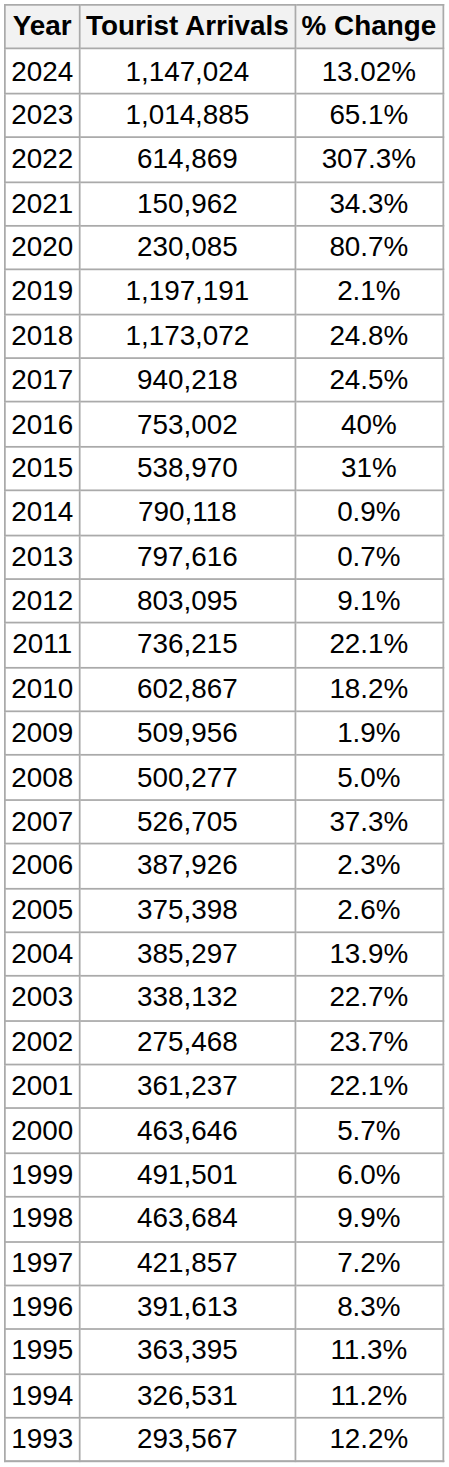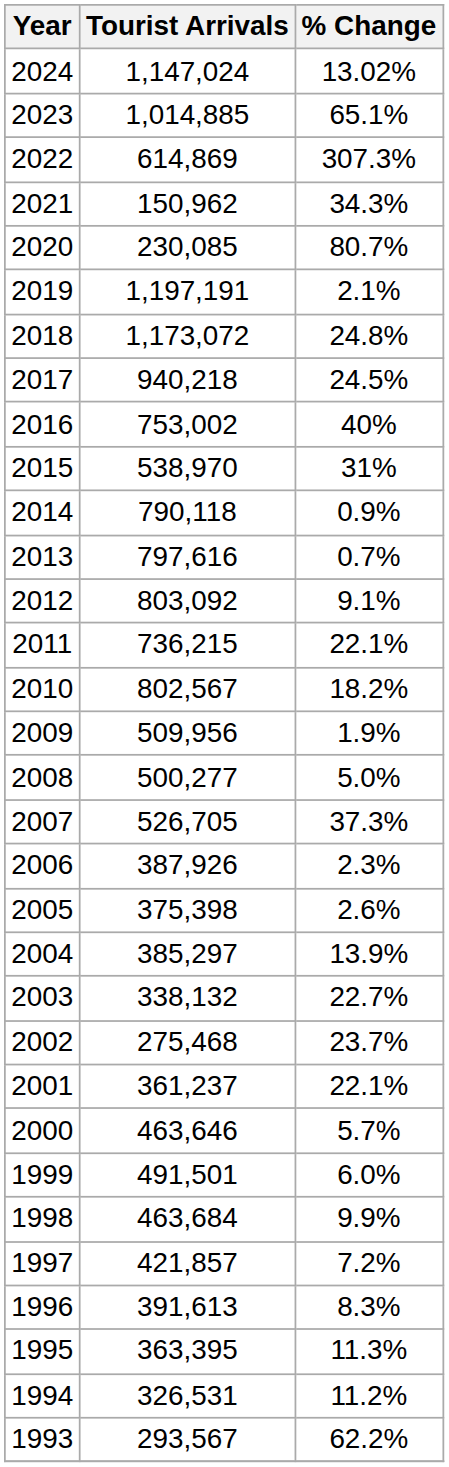(187, 600) 803,095 -> (187, 600) 803,092
(187, 688) 602,867 -> (187, 688) 802,567
(369, 1439) 12.2% -> (369, 1439) 62.2%
